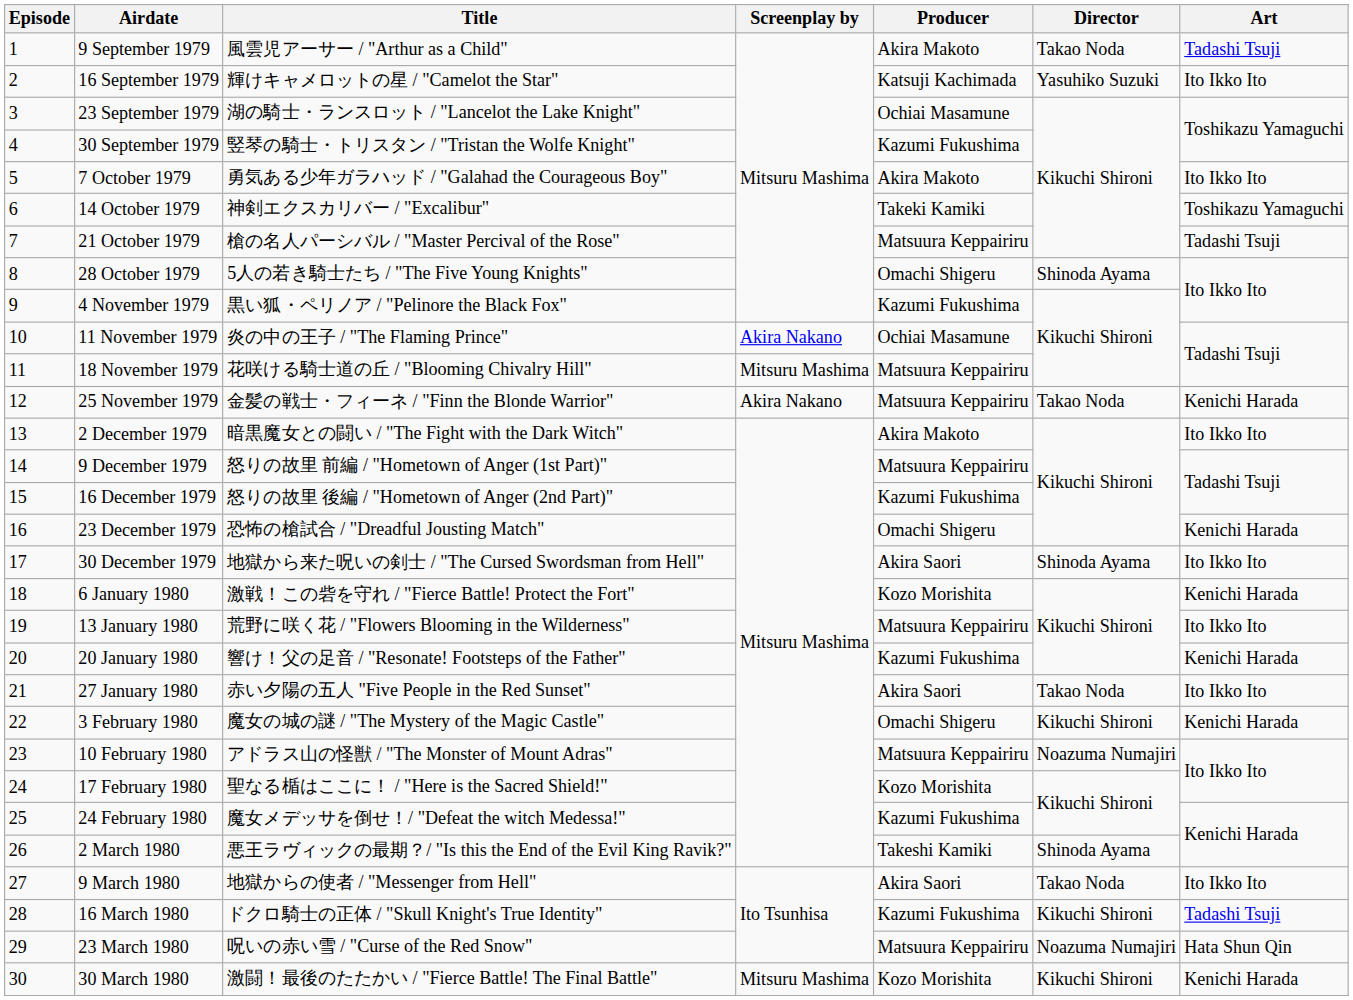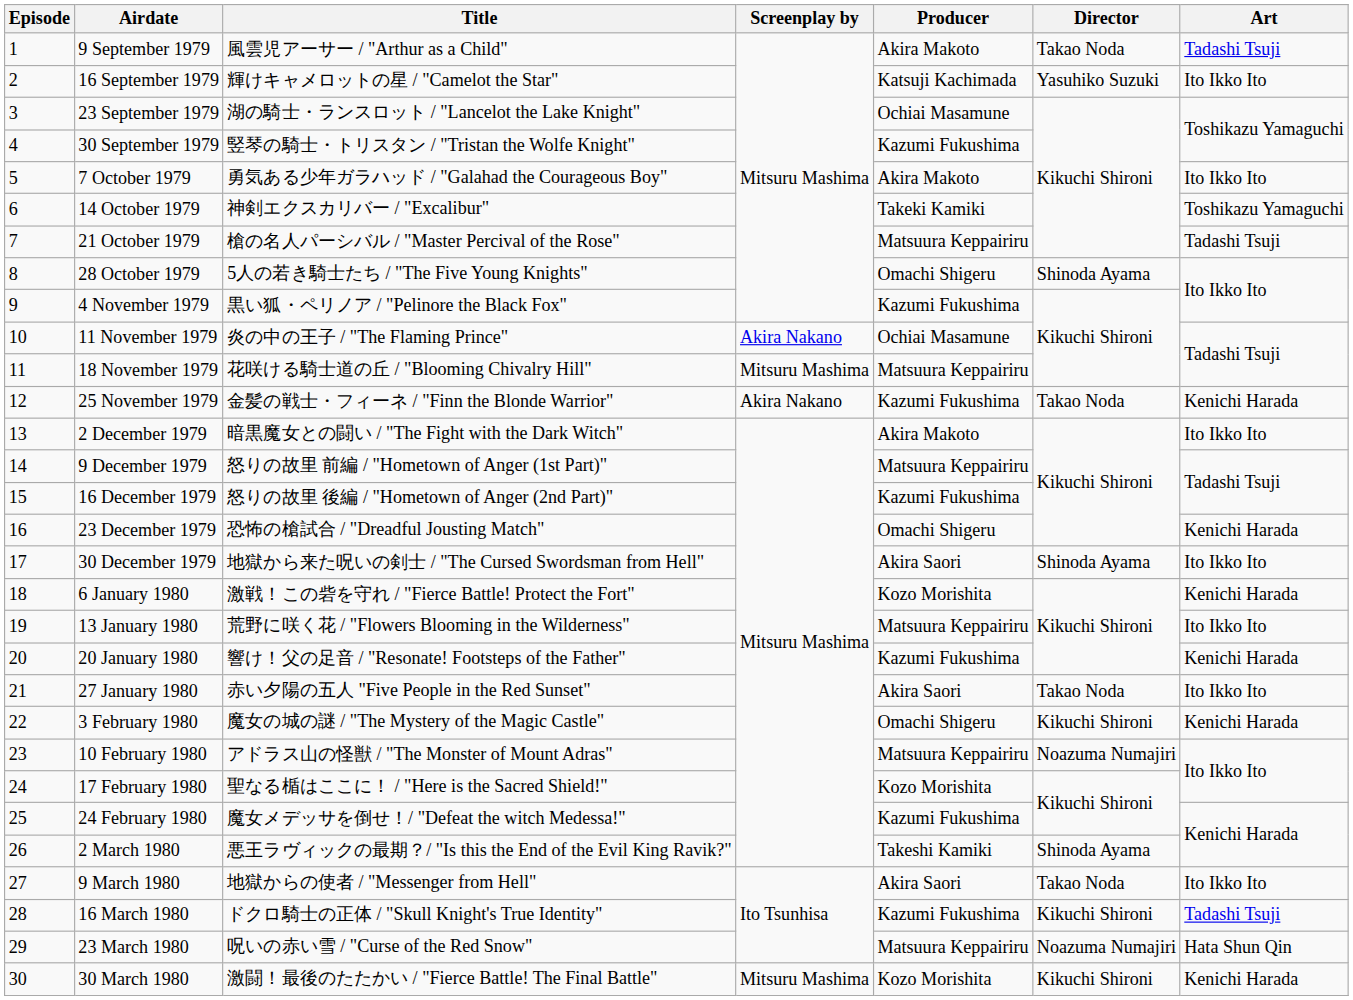(953, 401) Matsuura Keppairiru -> (948, 401) Kazumi Fukushima
